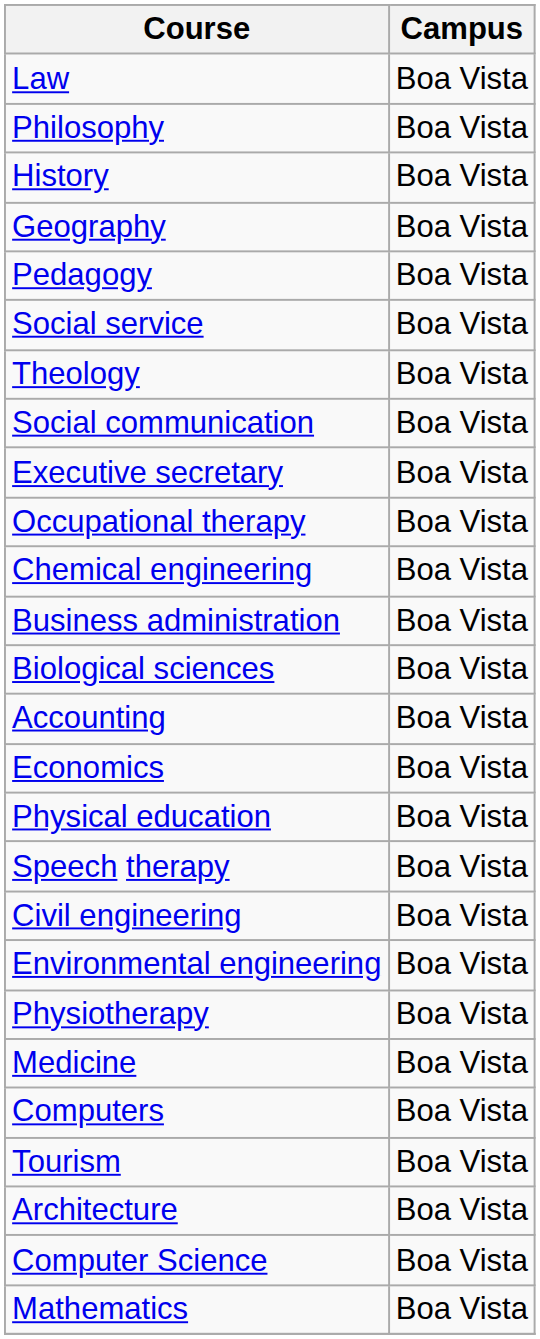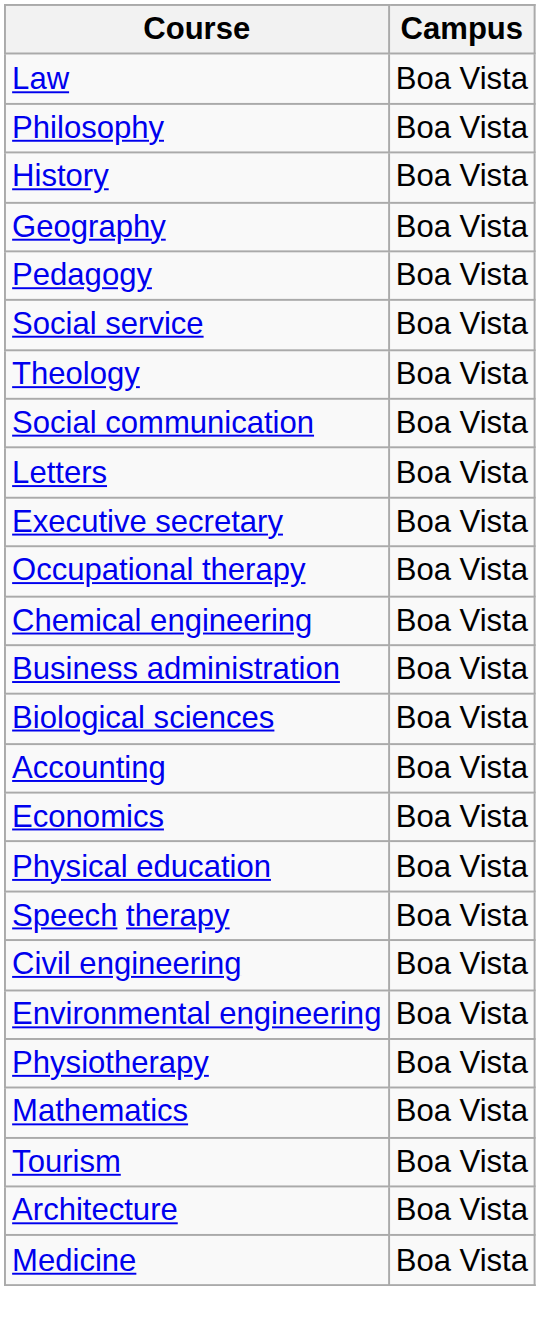+ row: (60, 472)
rows swapped: (100, 1309) <-> (74, 1062)
- row: (88, 1112)
- row: (140, 1259)
